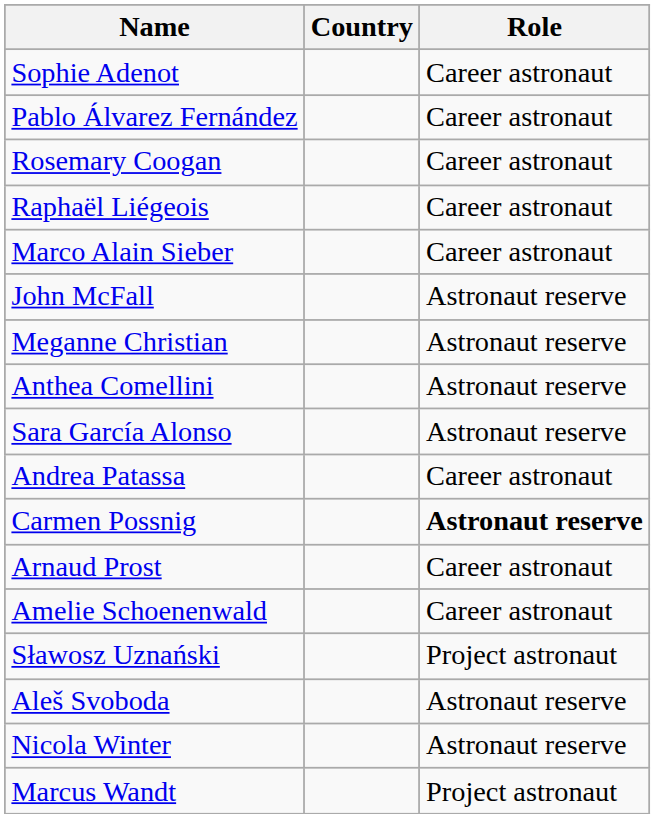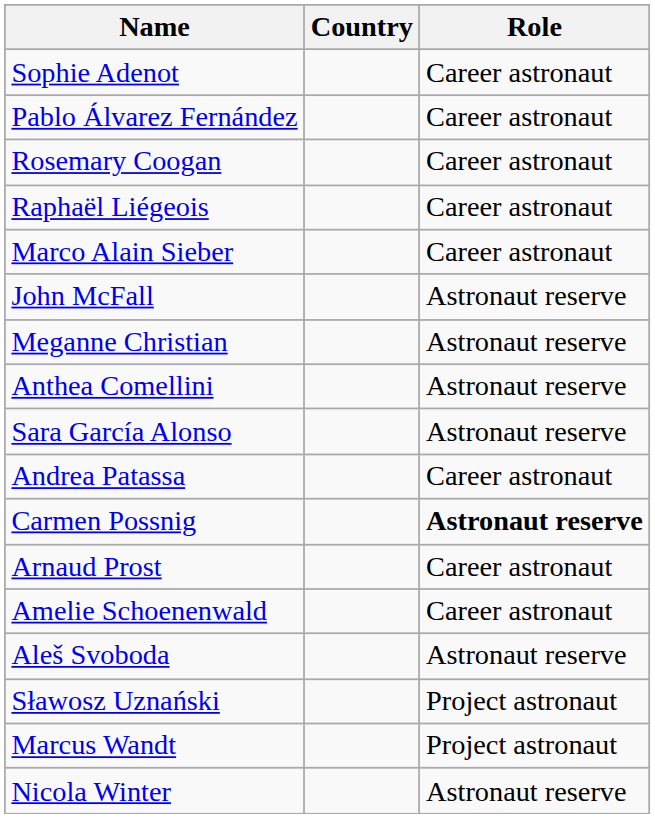rows swapped: (90, 700) <-> (116, 655)
rows swapped: (94, 790) <-> (91, 745)
